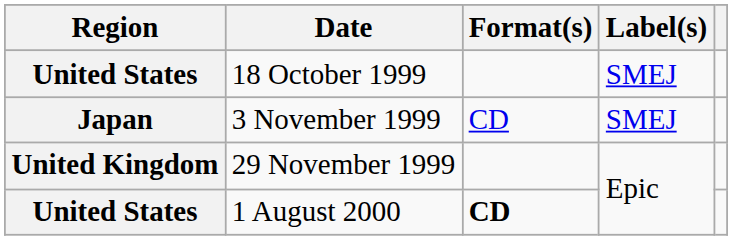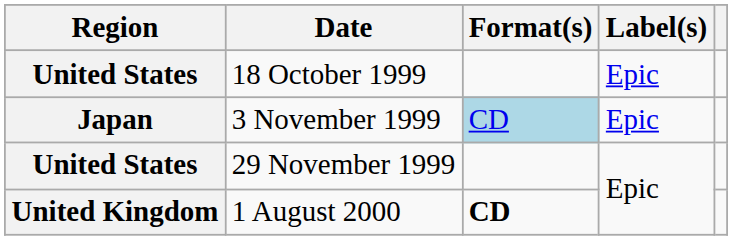(641, 73) SMEJ -> (632, 73) Epic
(489, 119) no background -> (489, 119) lightblue background
(641, 119) SMEJ -> (632, 119) Epic
(115, 165) United Kingdom -> (115, 165) United States
(115, 211) United States -> (115, 211) United Kingdom
